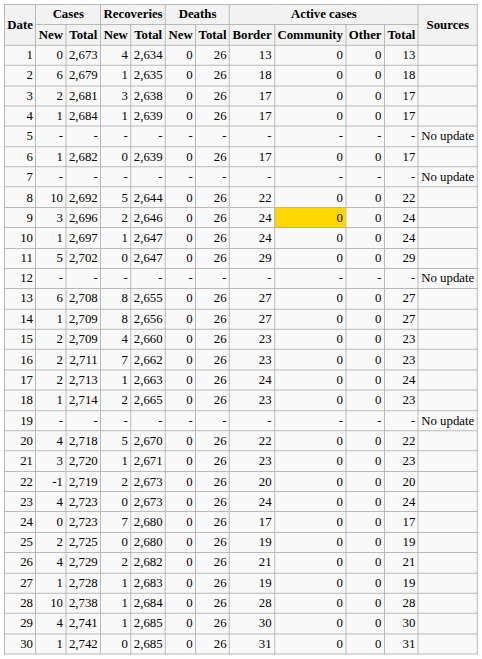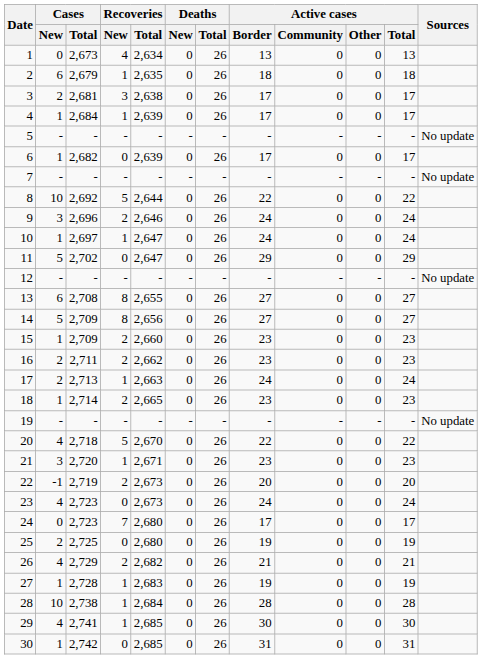(340, 217) gold background -> (340, 217) no background
(60, 319) 1 -> (60, 319) 5
(60, 339) 2 -> (60, 339) 1
(125, 339) 4 -> (125, 339) 2
(125, 359) 7 -> (125, 359) 2
